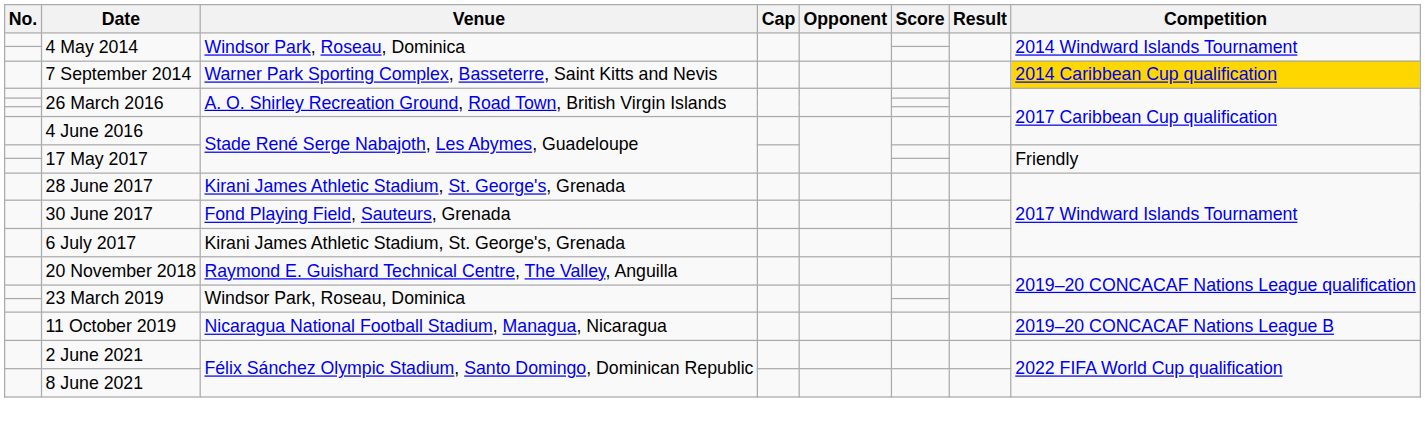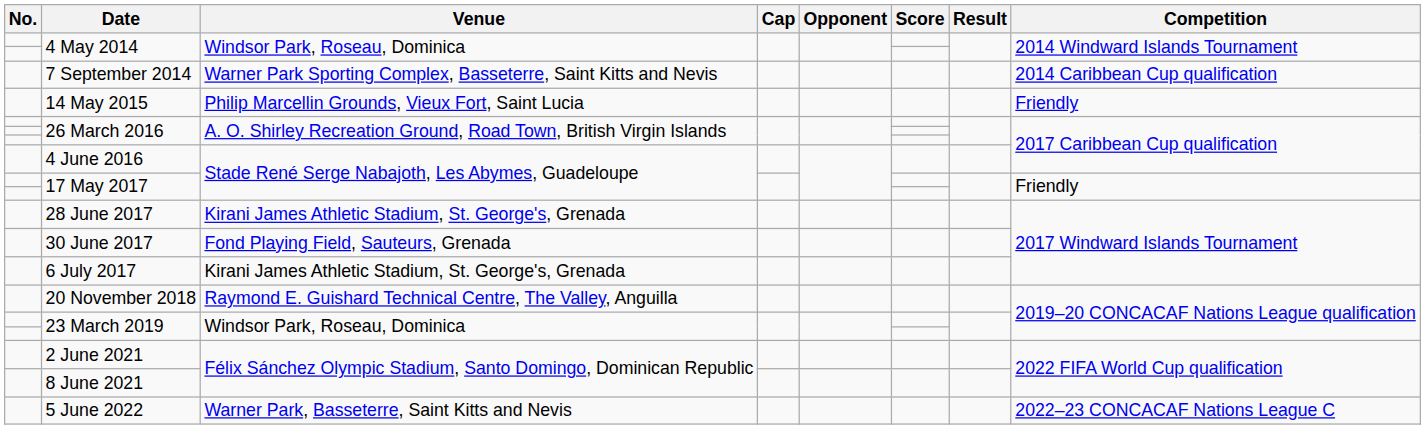(1146, 75) gold background -> (1146, 75) no background
+ row: (97, 103)
- row: (111, 327)
+ row: (94, 411)
